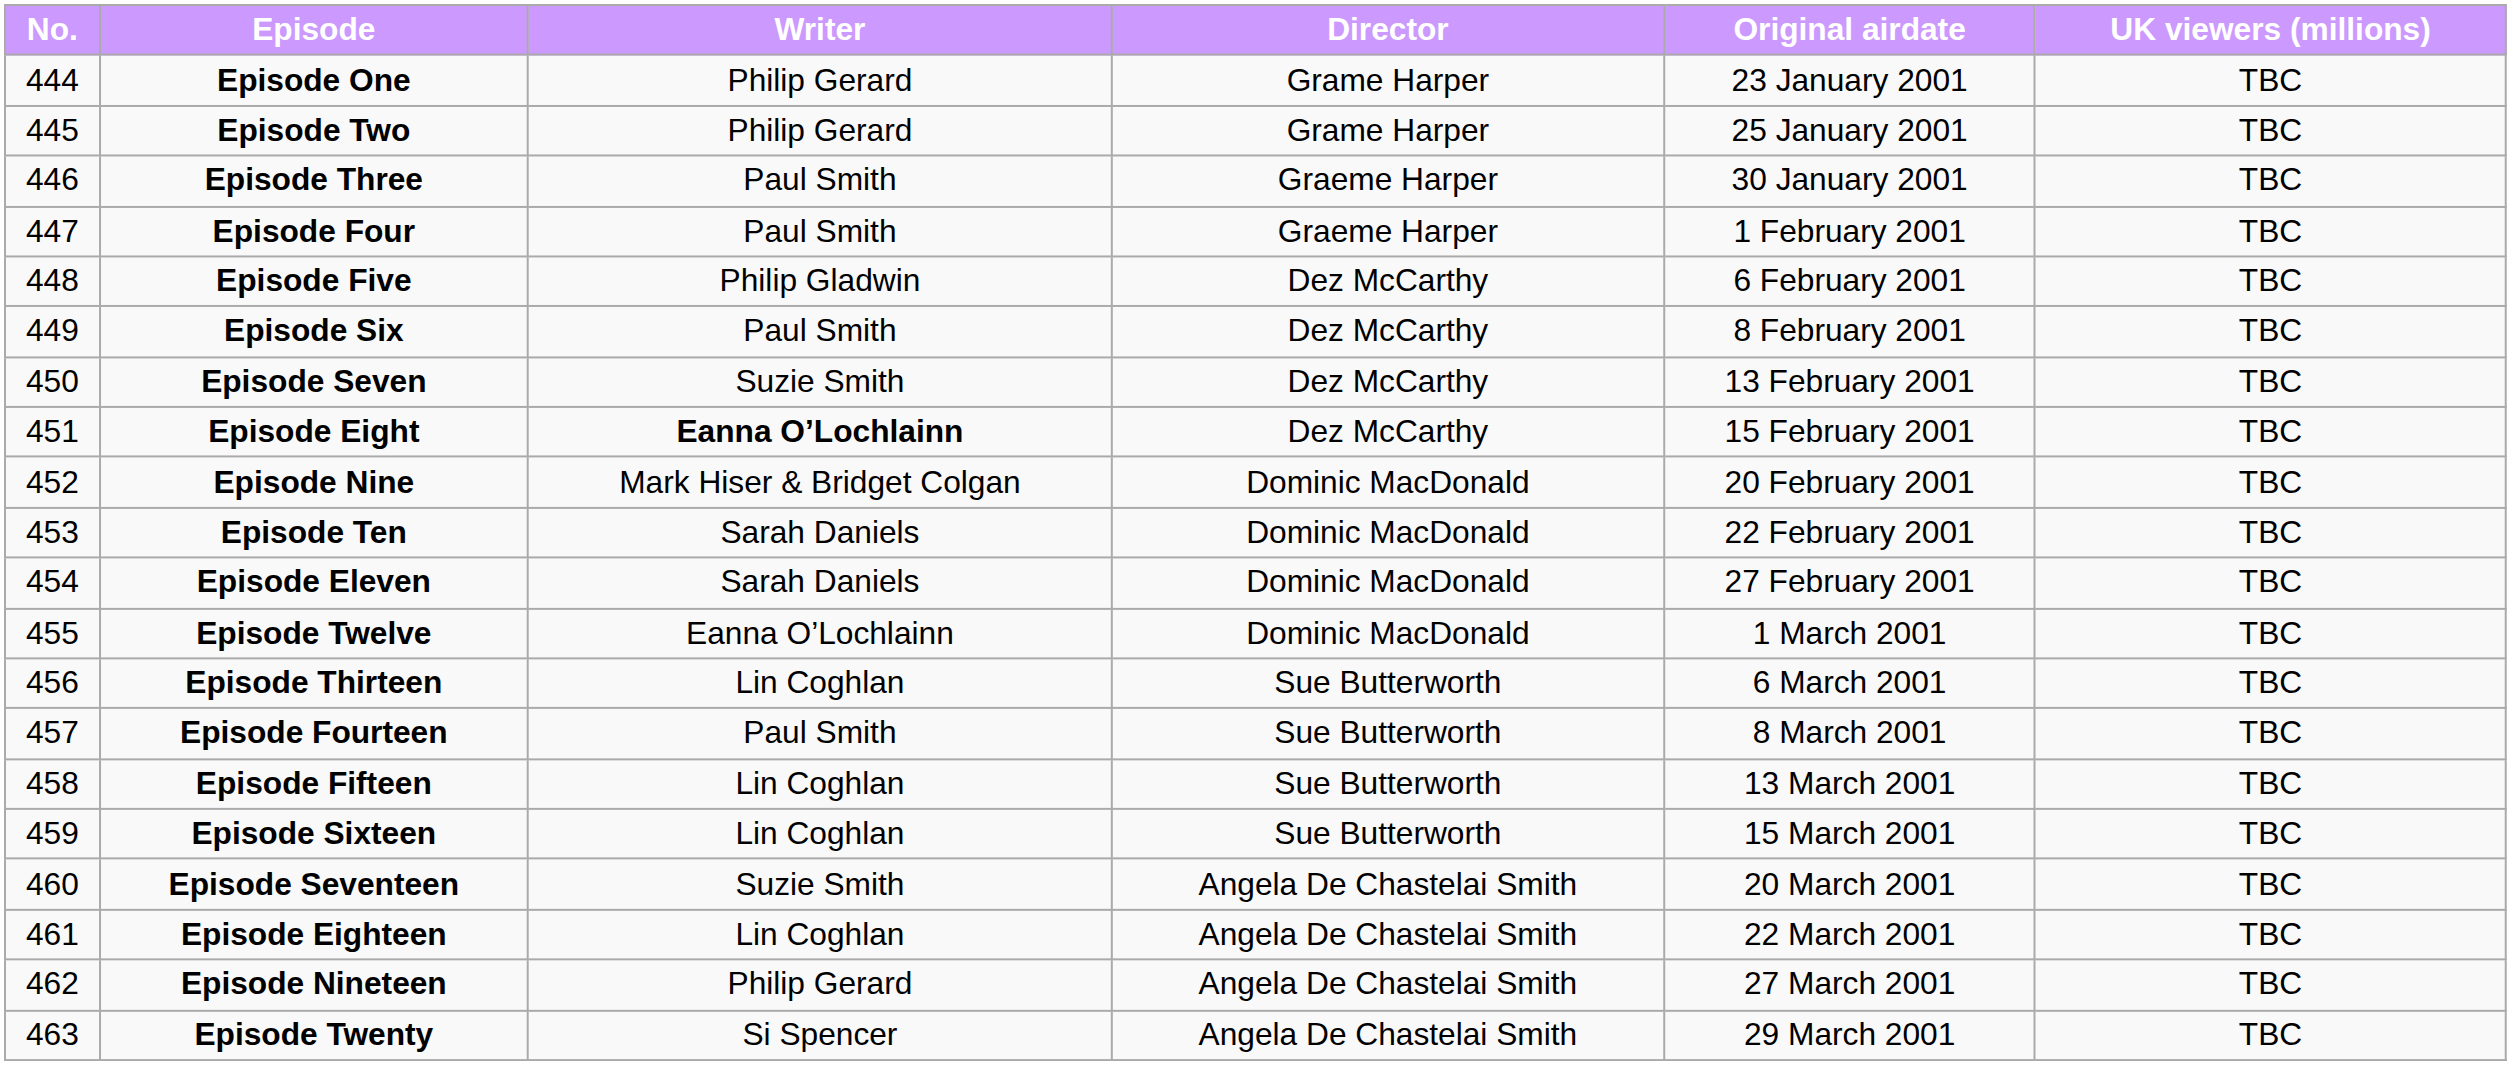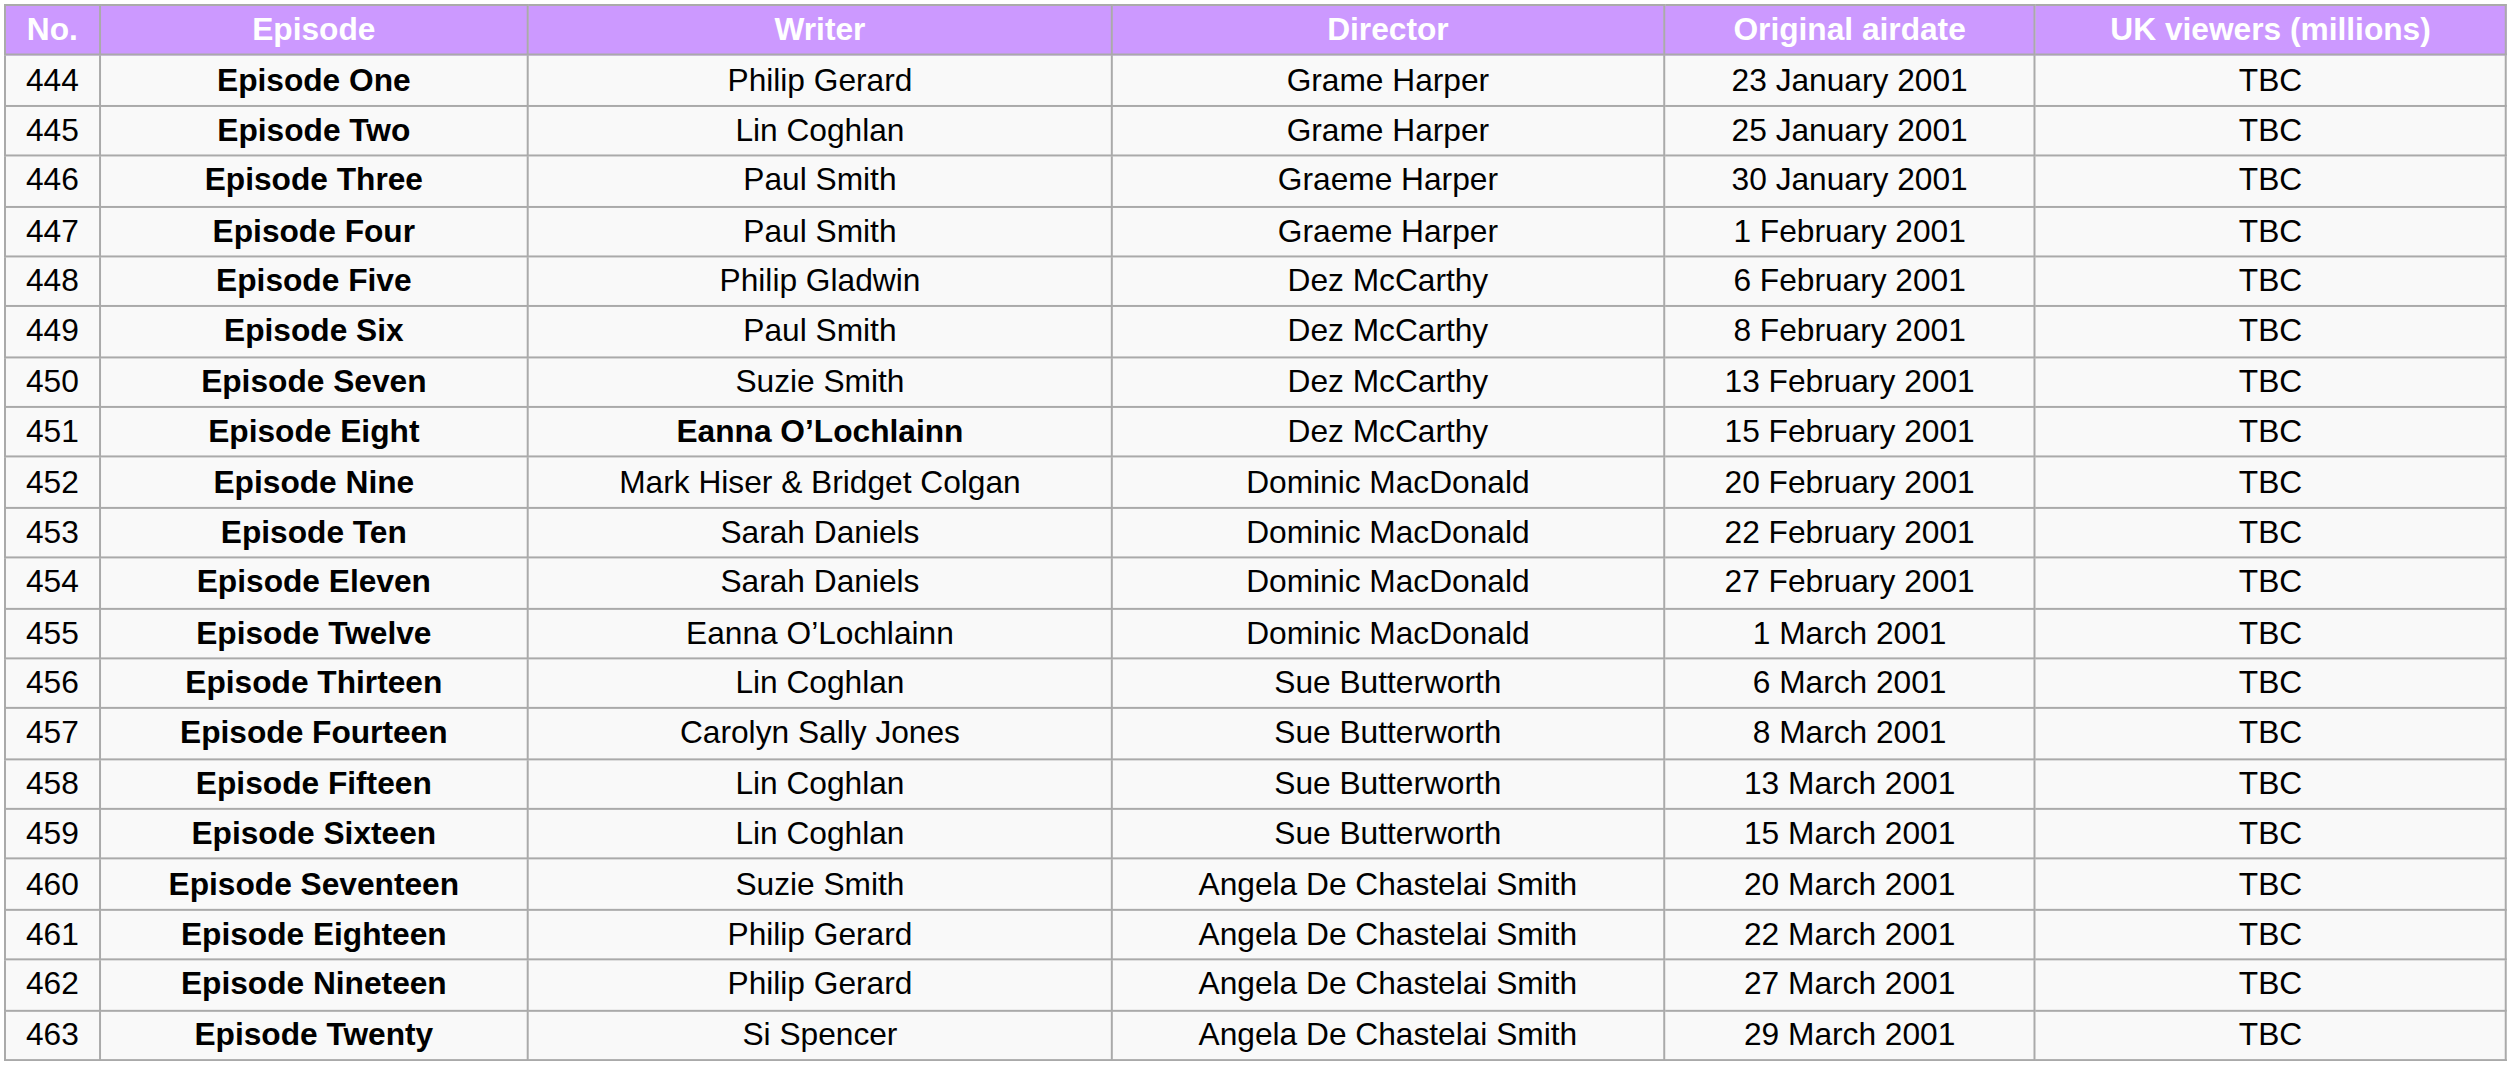(820, 130) Philip Gerard -> (820, 130) Lin Coghlan
(820, 733) Paul Smith -> (820, 733) Carolyn Sally Jones
(820, 933) Lin Coghlan -> (820, 933) Philip Gerard
